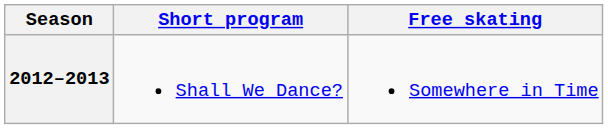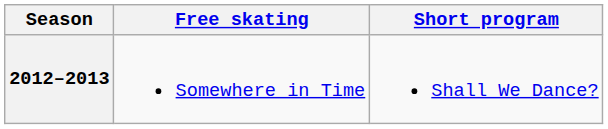columns swapped: (231, 20) <-> (475, 20)
